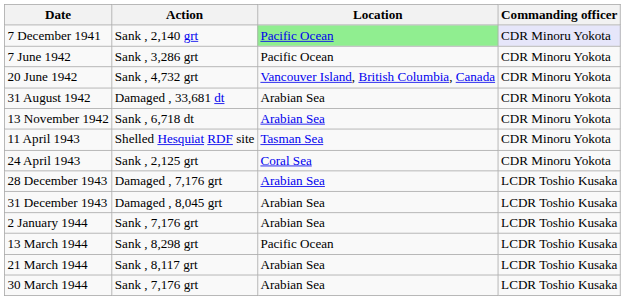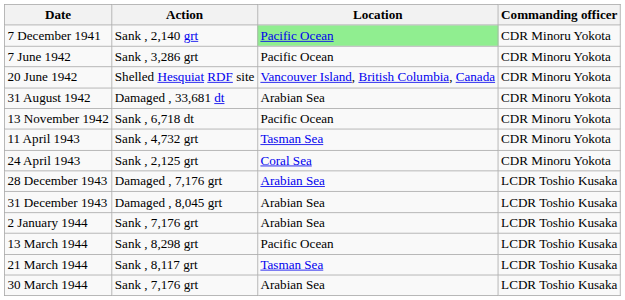(556, 35) lavender background -> (556, 35) no background
(157, 77) Sank , 4,732 grt -> (185, 77) Shelled Hesquiat RDF site
(293, 118) Arabian Sea -> (297, 118) Pacific Ocean
(185, 139) Shelled Hesquiat RDF site -> (157, 139) Sank , 4,732 grt
(293, 264) Arabian Sea -> (292, 264) Tasman Sea
